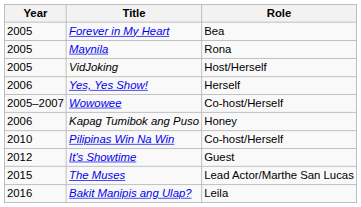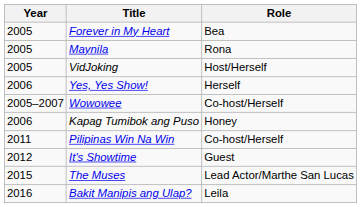(20, 139) 2010 -> (19, 139) 2011
